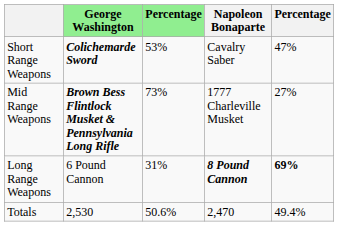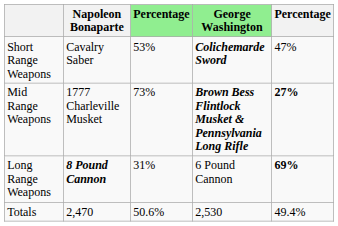columns swapped: (103, 20) <-> (238, 20)
(285, 92) normal -> (286, 92) bold
